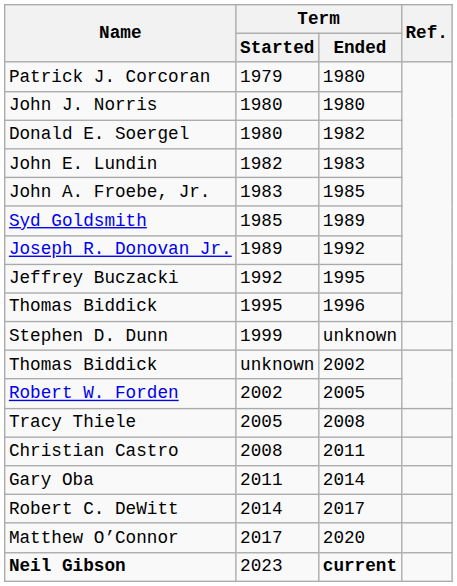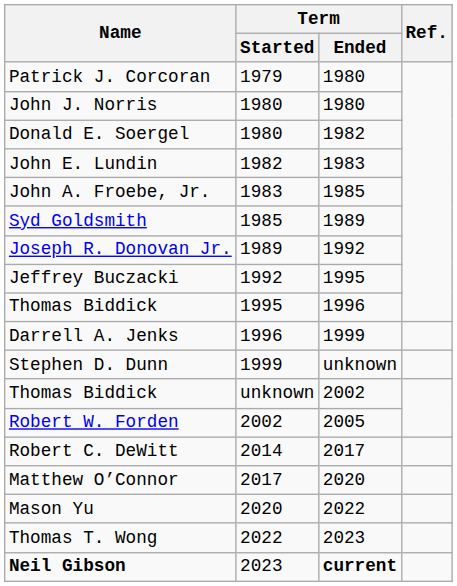+ row: (94, 336)
- row: (73, 422)
- row: (94, 451)
- row: (51, 480)
+ row: (51, 509)
+ row: (83, 538)
